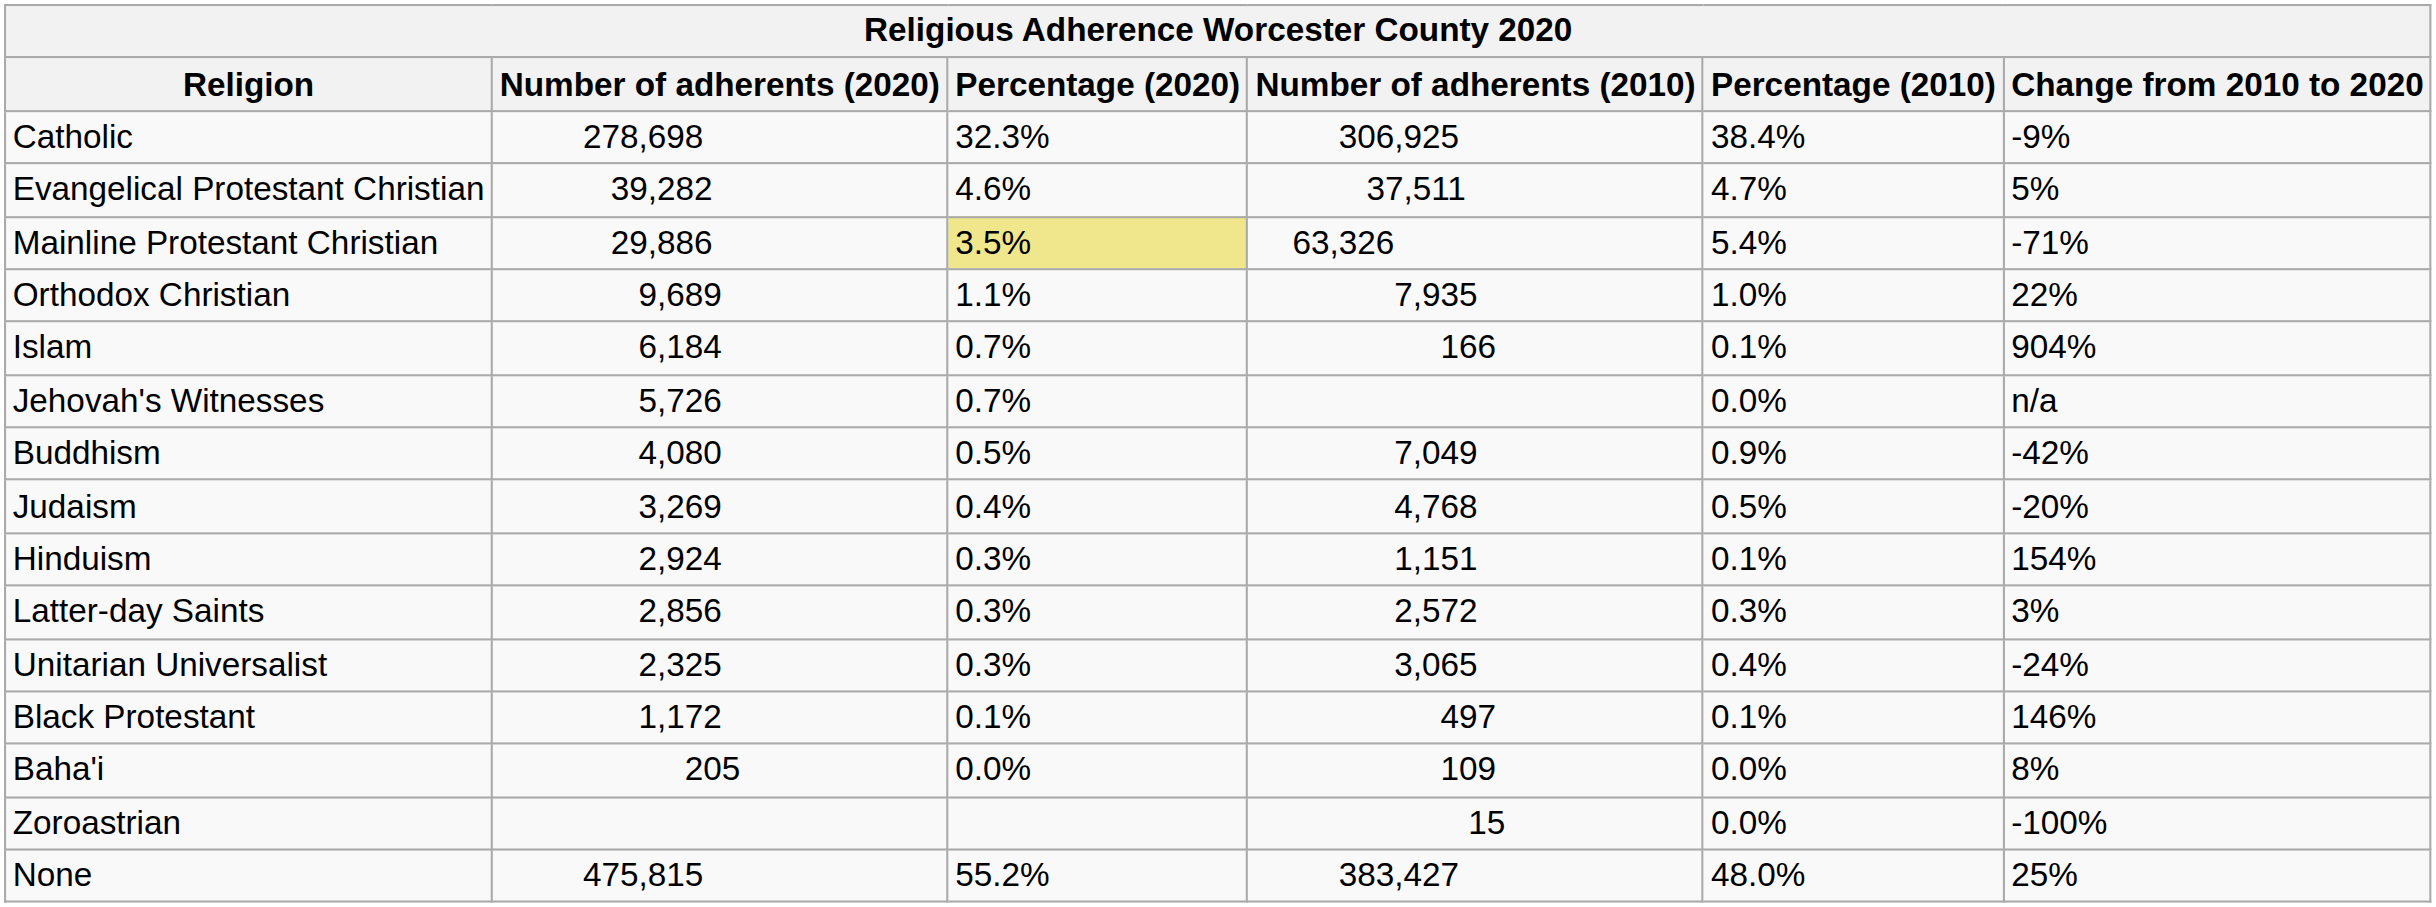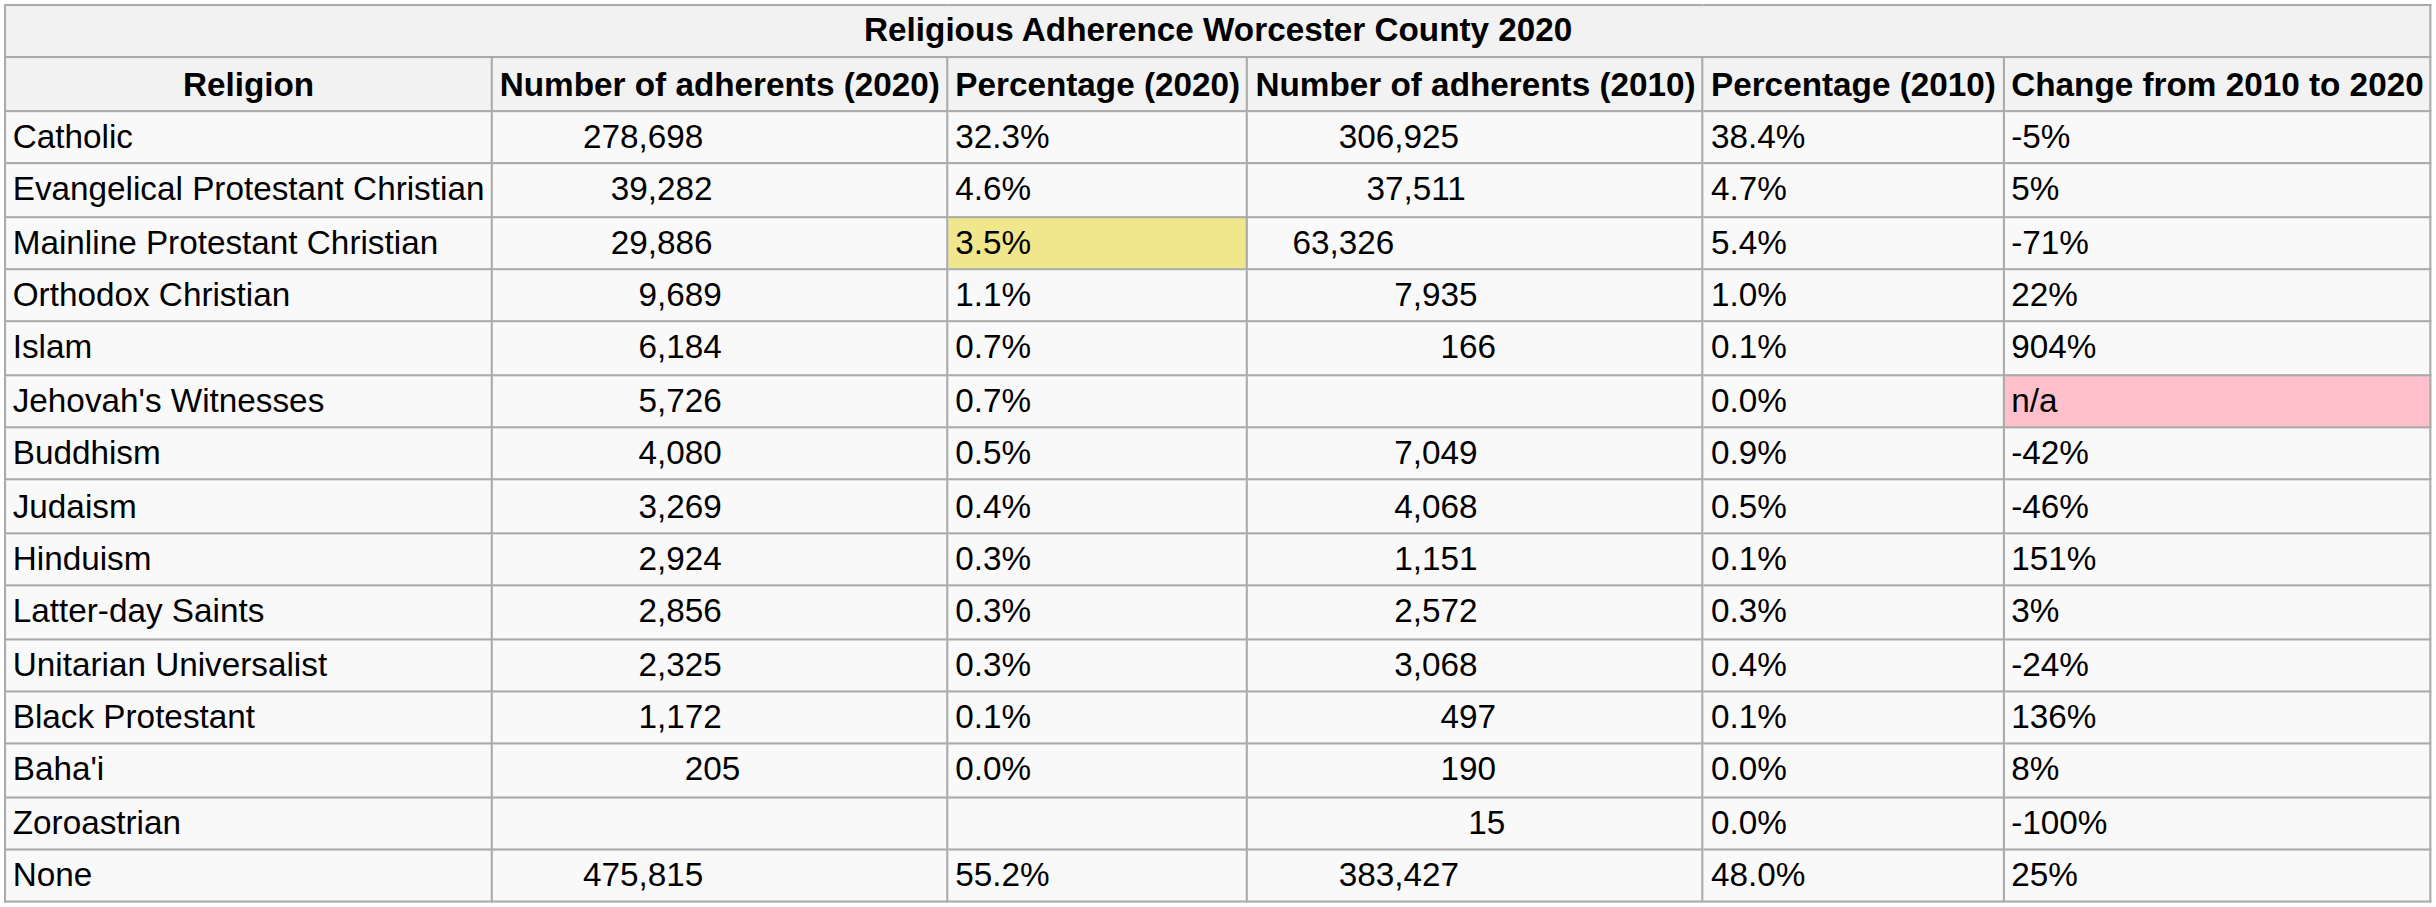(2041, 136) -9% -> (2041, 136) -5%
(2034, 400) no background -> (2034, 400) pink background
(1366, 505) 4,768 -> (1366, 505) 4,068
(2050, 505) -20% -> (2050, 505) -46%
(2054, 558) 154% -> (2054, 558) 151%
(1366, 664) 3,065 -> (1366, 664) 3,068
(2054, 717) 146% -> (2054, 717) 136%
(1376, 769) 109 -> (1376, 769) 190
